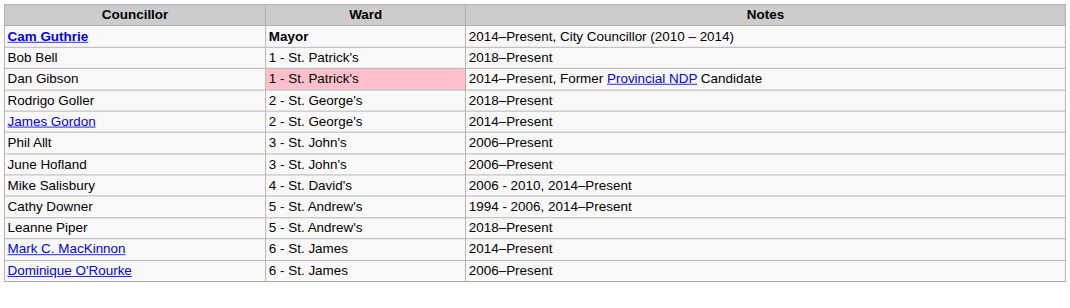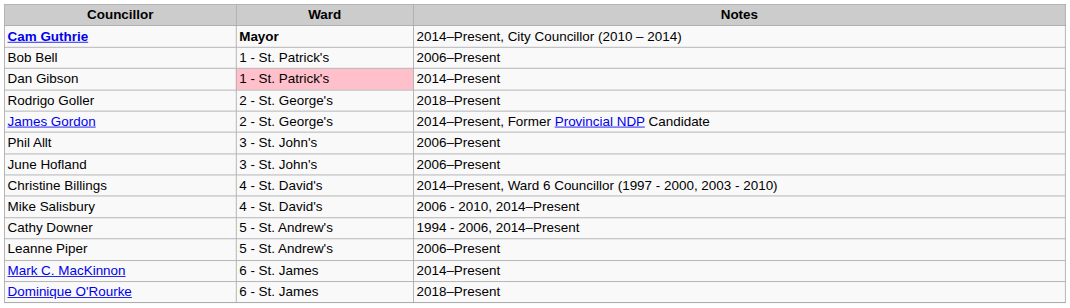(511, 57) 2018–Present -> (458, 57) 2006–Present
(615, 79) 2014–Present, Former Provincial NDP Candidate -> (458, 79) 2014–Present
(511, 121) 2014–Present -> (563, 121) 2014–Present, Former Provincial NDP Candidate
+ row: (57, 185)
(511, 228) 2018–Present -> (458, 249) 2006–Present
(511, 270) 2006–Present -> (458, 292) 2018–Present
